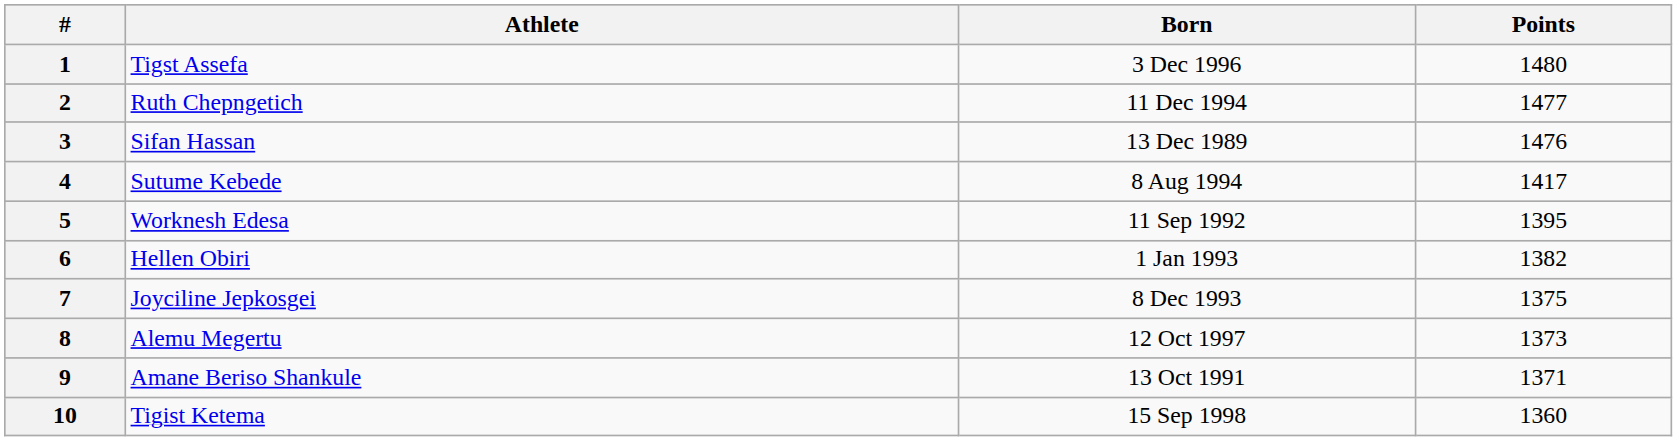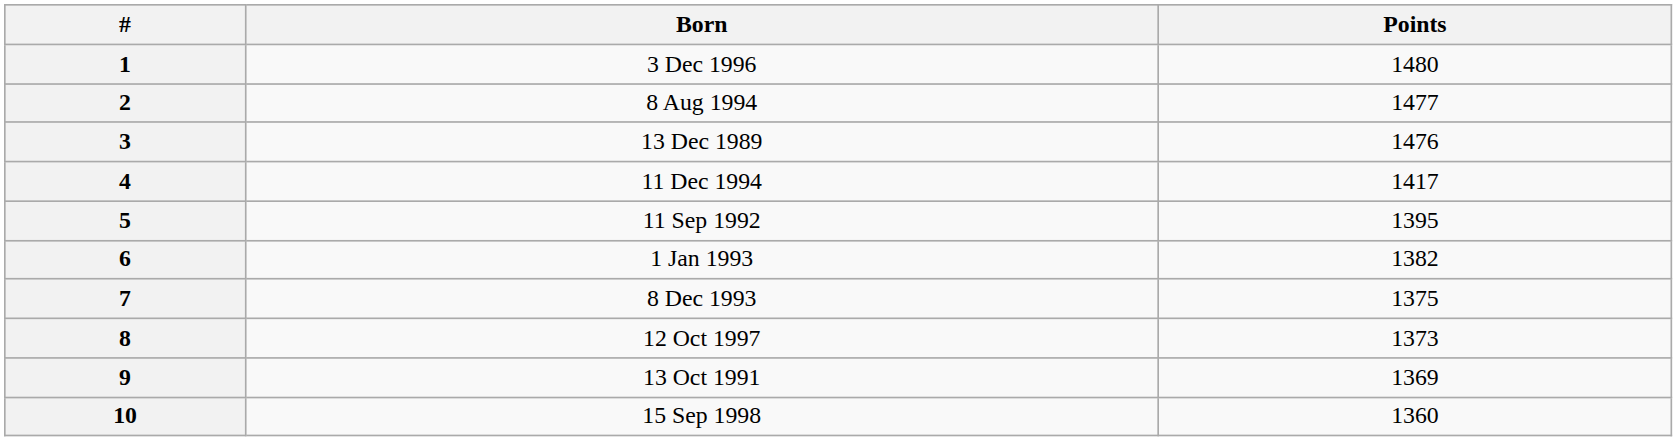- column: (542, 24)
(1187, 102) 11 Dec 1994 -> (702, 102) 8 Aug 1994
(1187, 181) 8 Aug 1994 -> (702, 181) 11 Dec 1994
(1543, 377) 1371 -> (1415, 377) 1369
